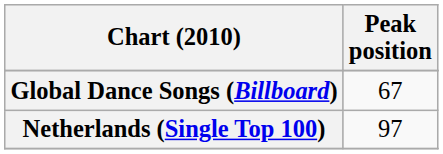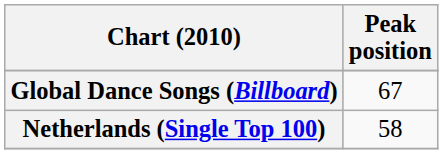(390, 129) 97 -> (390, 129) 58
